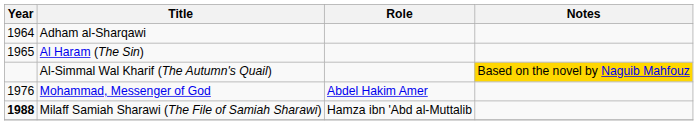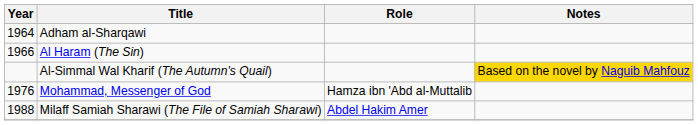(21, 52) 1965 -> (21, 52) 1966
(377, 91) Abdel Hakim Amer -> (400, 91) Hamza ibn 'Abd al-Muttalib
(21, 110) bold -> (21, 110) normal
(400, 110) Hamza ibn 'Abd al-Muttalib -> (377, 110) Abdel Hakim Amer
